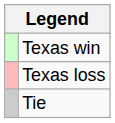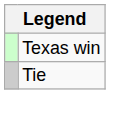- row: (64, 76)
